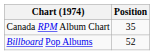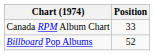(131, 27) 35 -> (131, 27) 33
